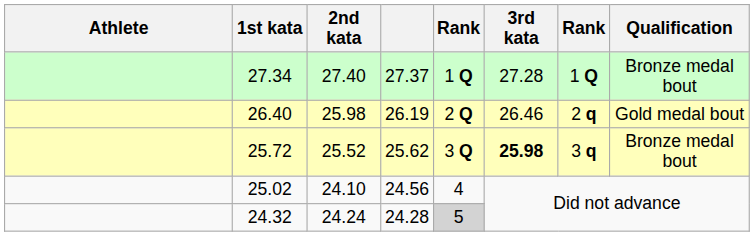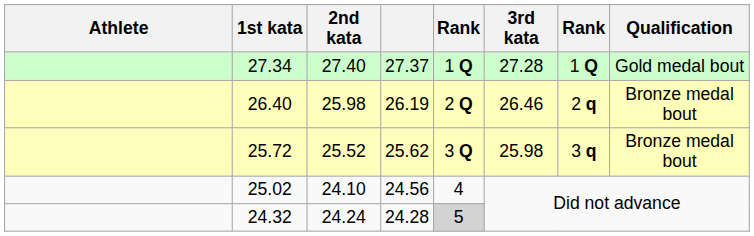(680, 76) Bronze medal bout -> (680, 66) Gold medal bout
(680, 113) Gold medal bout -> (680, 103) Bronze medal bout
(521, 151) bold -> (521, 151) normal
